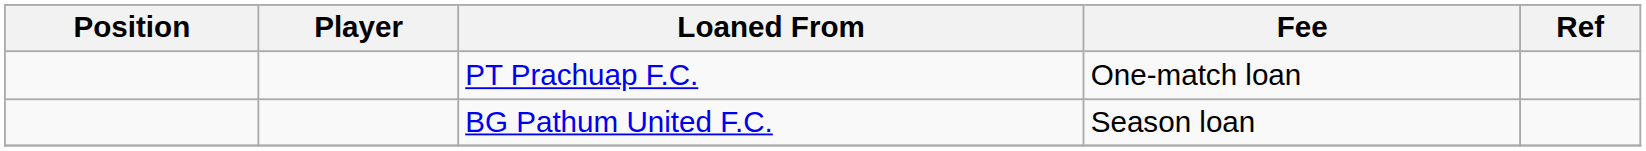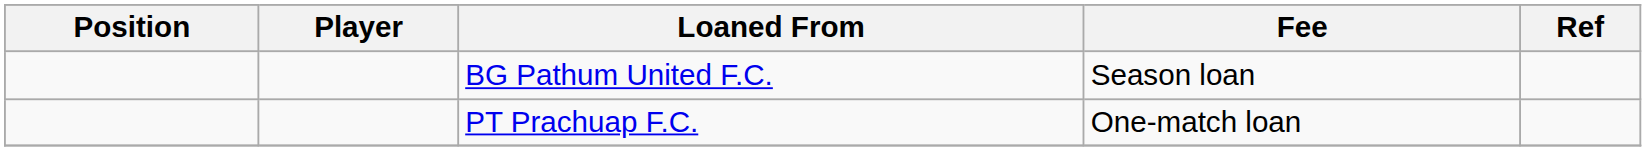rows swapped: (582, 74) <-> (619, 121)
